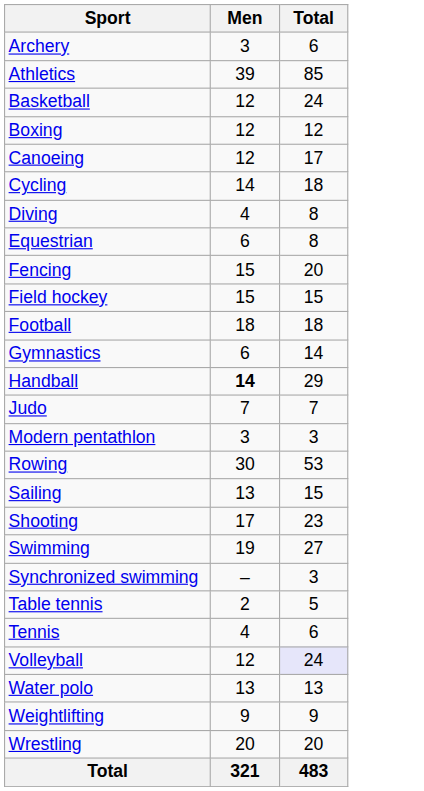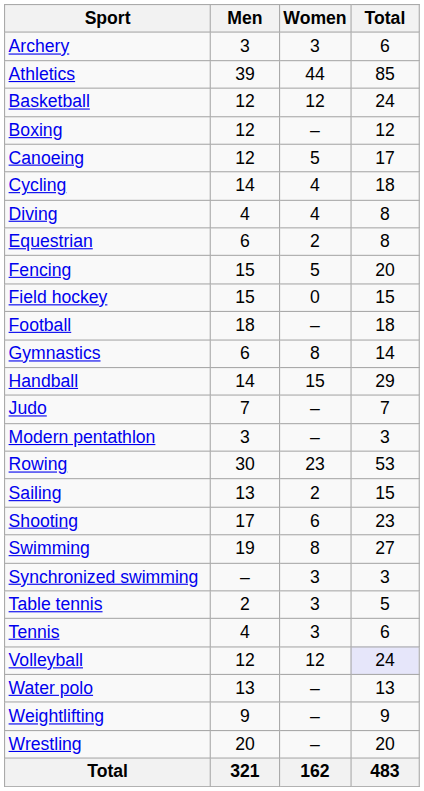+ column: (315, 18)
(245, 381) bold -> (245, 381) normal
